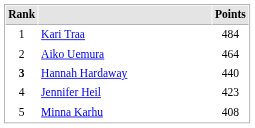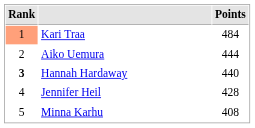(22, 35) no background -> (22, 35) lightsalmon background
(230, 54) 464 -> (230, 54) 444
(230, 93) 423 -> (230, 93) 428
